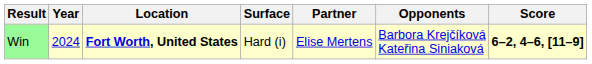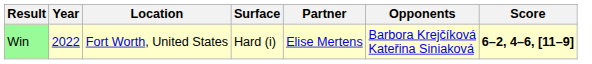(66, 41) 2024 -> (66, 41) 2022
(162, 41) bold -> (157, 41) normal
